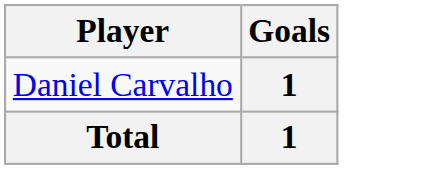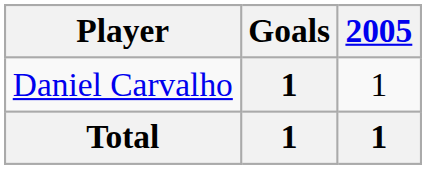+ column: (379, 31)
